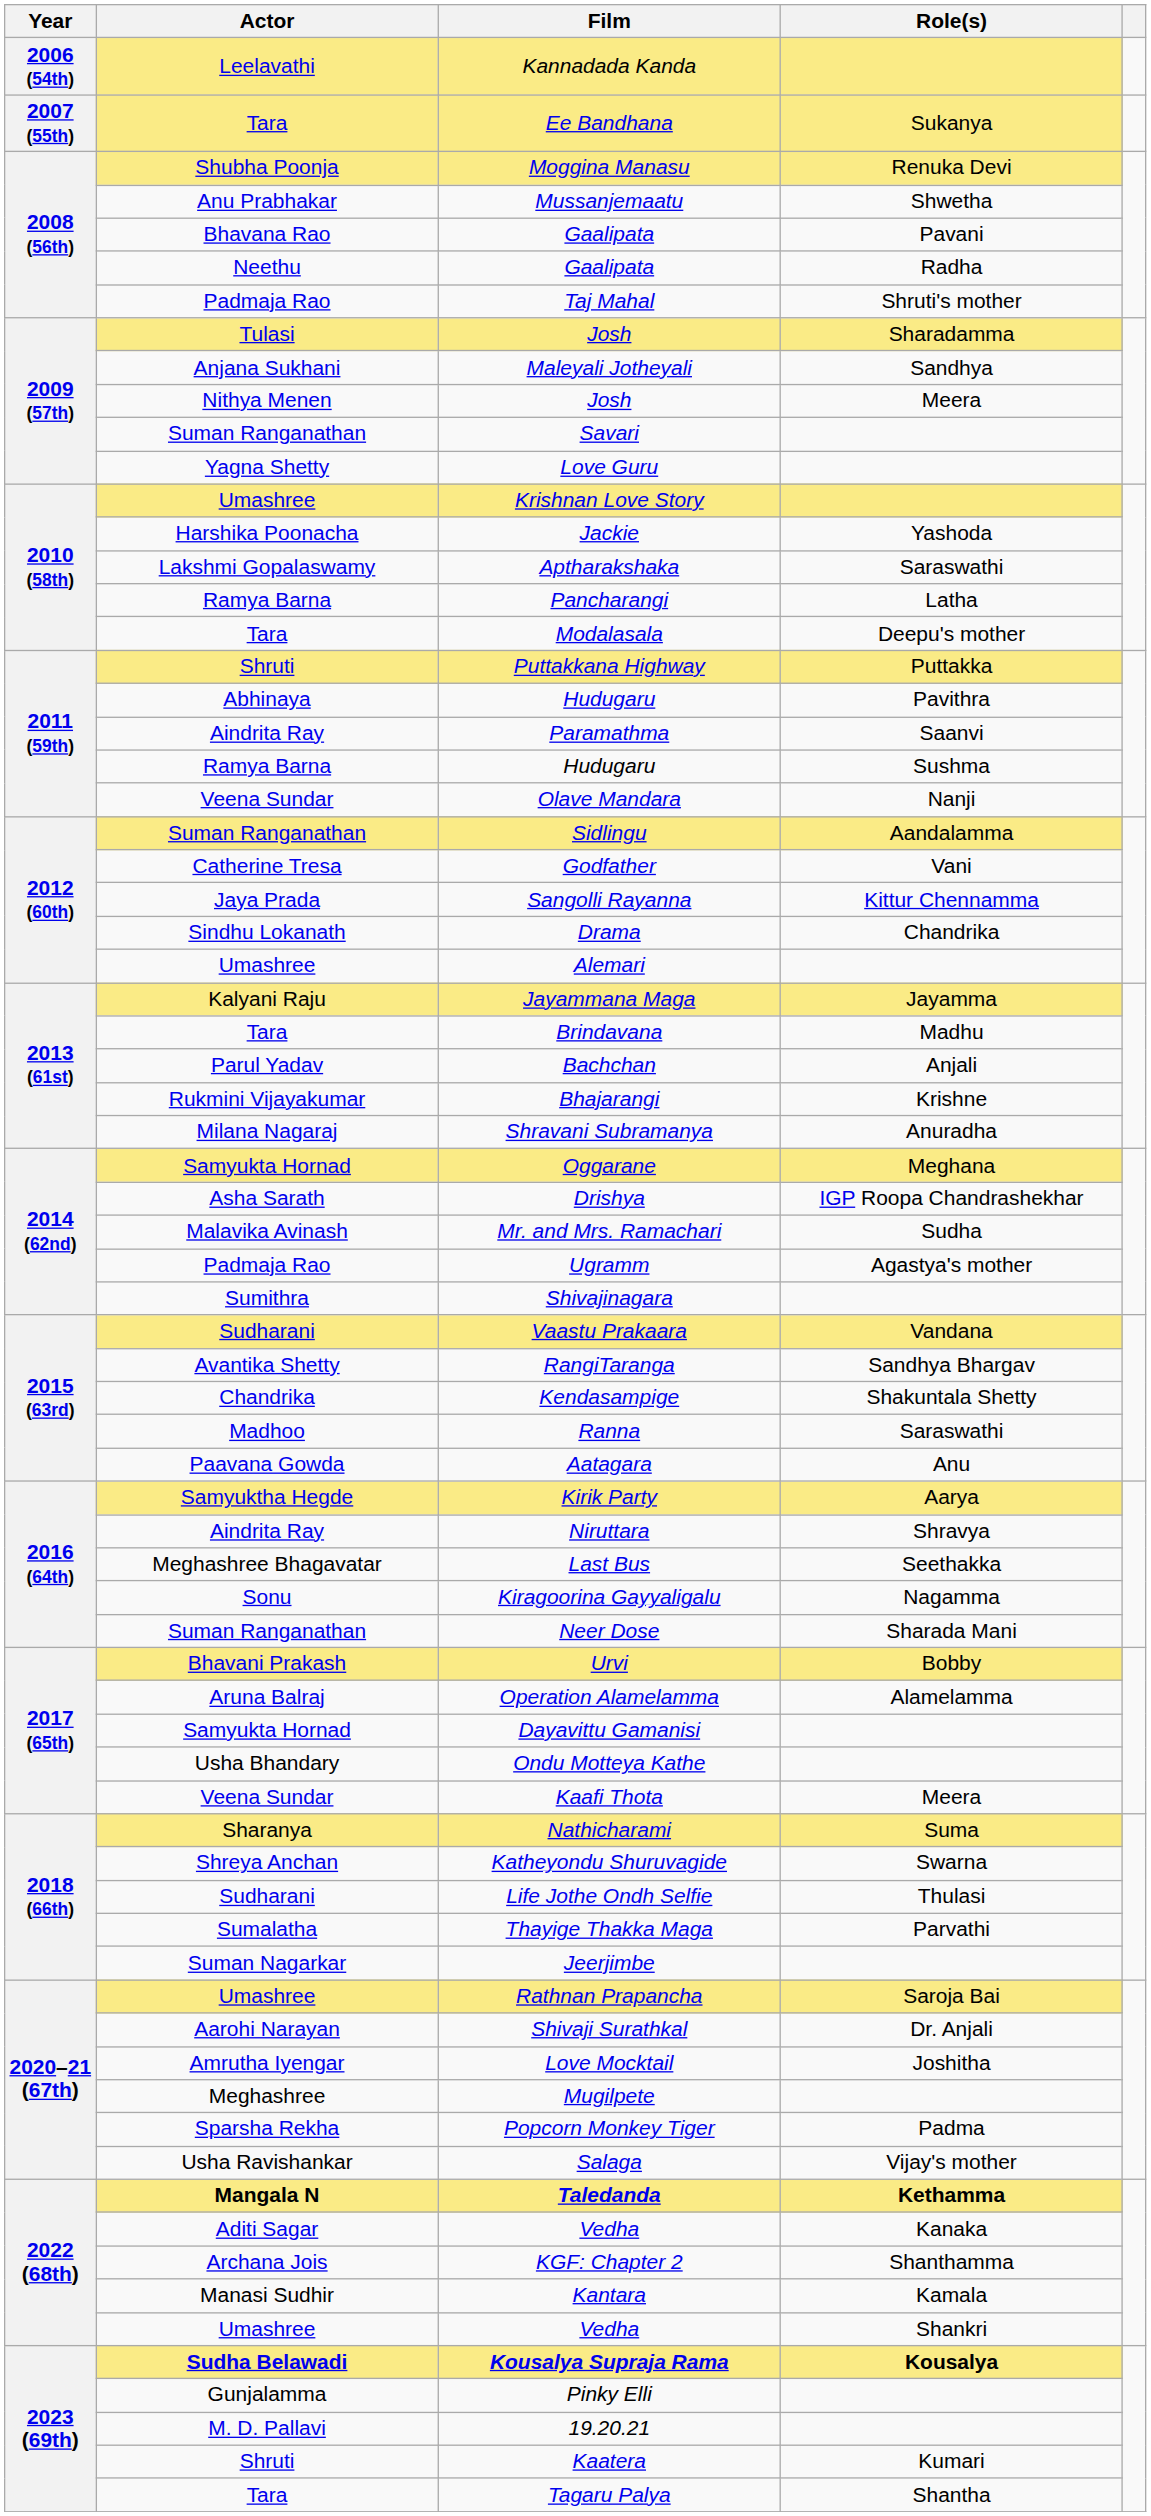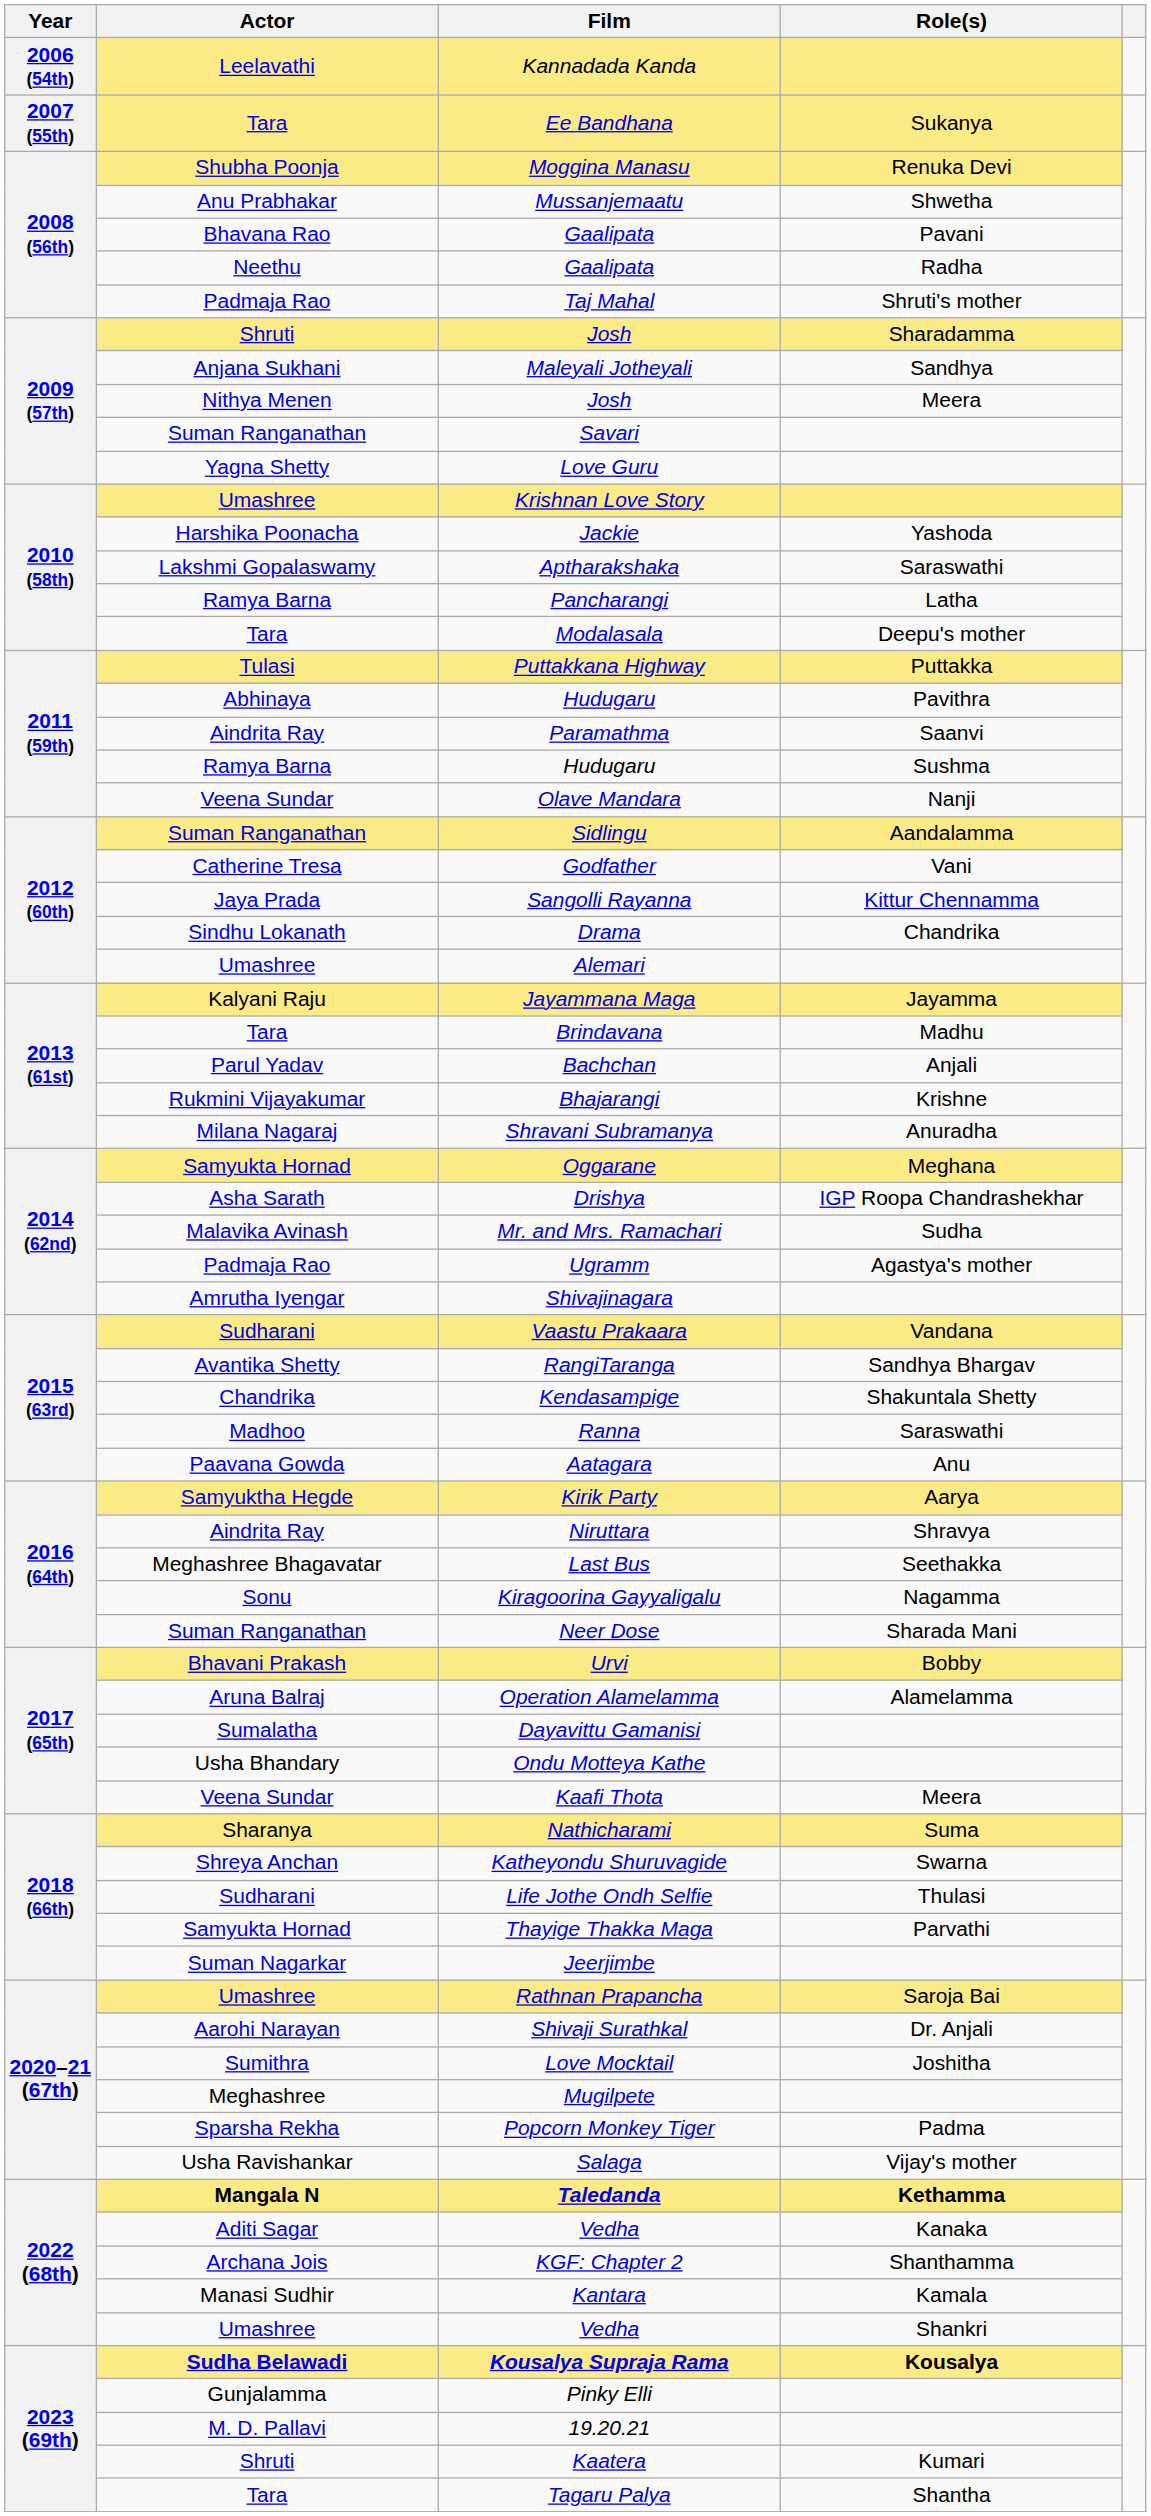(267, 334) Tulasi -> (267, 334) Shruti
(267, 666) Shruti -> (267, 666) Tulasi
(267, 1298) Sumithra -> (267, 1298) Amrutha Iyengar
(267, 1730) Samyukta Hornad -> (267, 1730) Sumalatha
(267, 1929) Sumalatha -> (267, 1929) Samyukta Hornad
(267, 2062) Amrutha Iyengar -> (267, 2062) Sumithra
